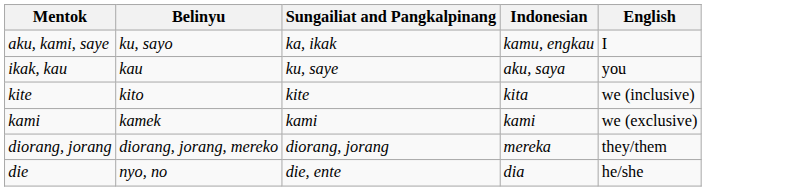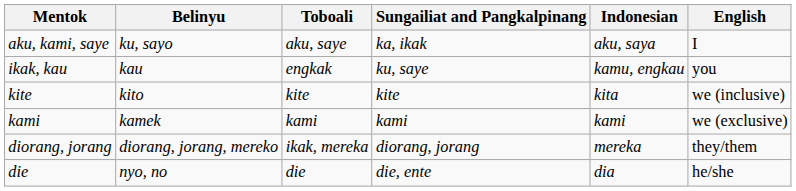+ column: (327, 17)
(549, 43) kamu, engkau -> (625, 43) aku, saya
(534, 69) aku, saya -> (639, 69) kamu, engkau
